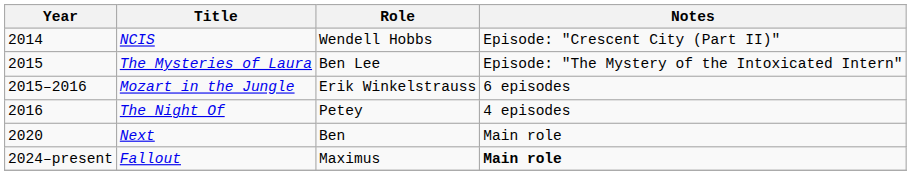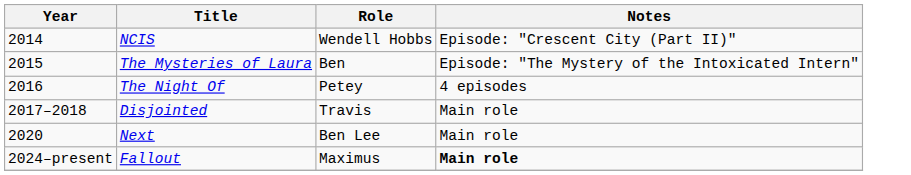(350, 64) Ben Lee -> (332, 64) Ben
- row: (207, 88)
+ row: (164, 111)
(332, 135) Ben -> (350, 135) Ben Lee
